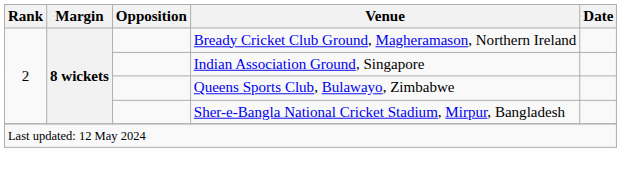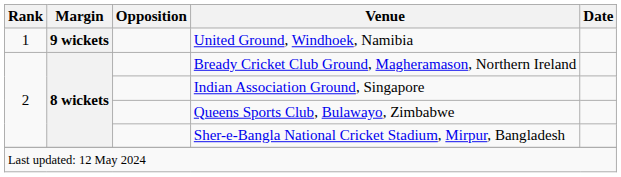+ row: (303, 40)
